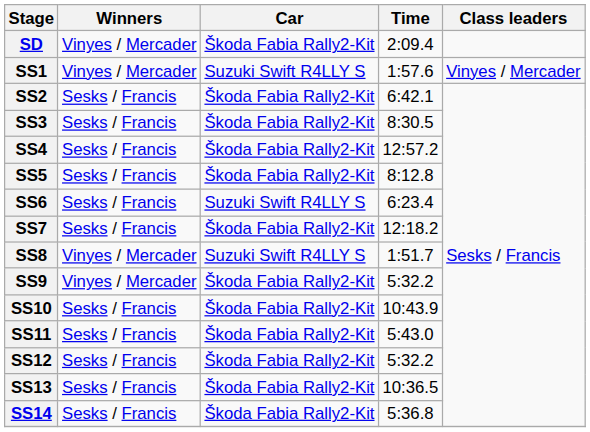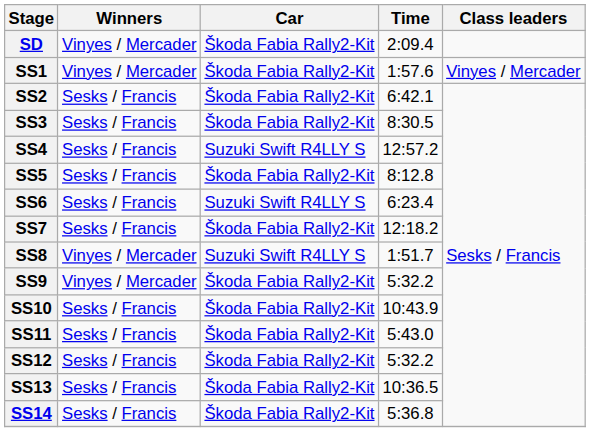(285, 70) Suzuki Swift R4LLY S -> (289, 70) Škoda Fabia Rally2-Kit
(289, 149) Škoda Fabia Rally2-Kit -> (285, 149) Suzuki Swift R4LLY S
